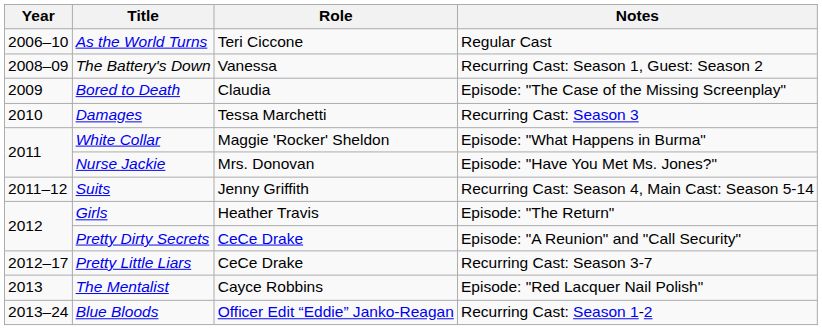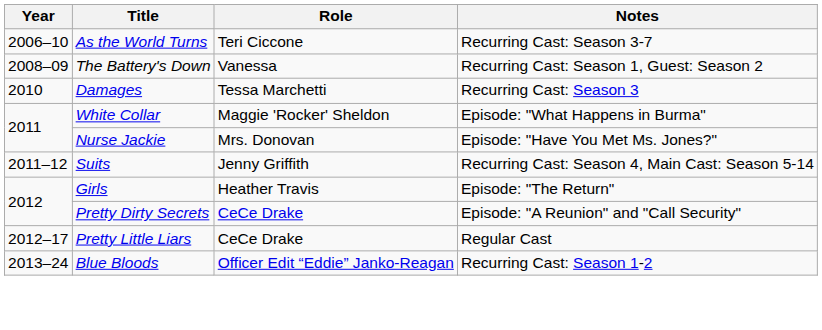(506, 41) Regular Cast -> (557, 41) Recurring Cast: Season 3-7
- row: (128, 90)
(557, 262) Recurring Cast: Season 3-7 -> (506, 238) Regular Cast
- row: (122, 287)
